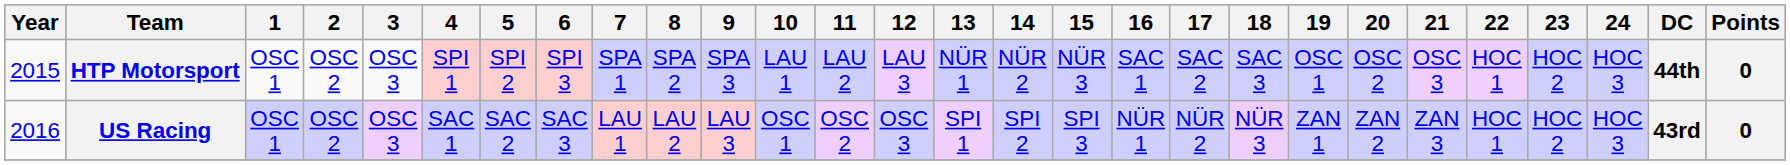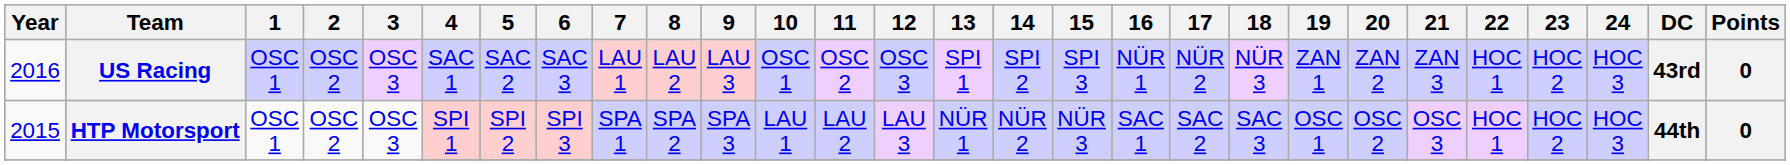rows swapped: (155, 70) <-> (155, 130)
